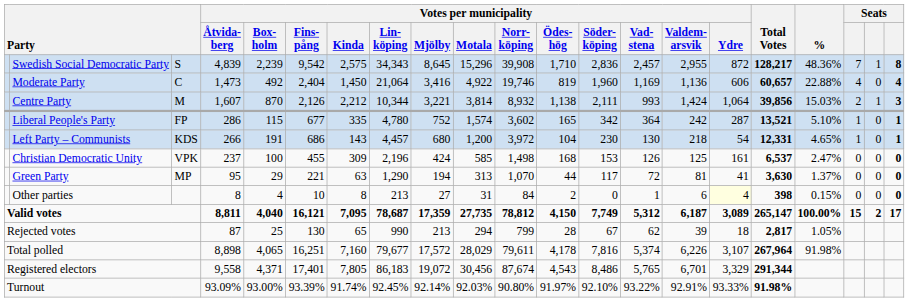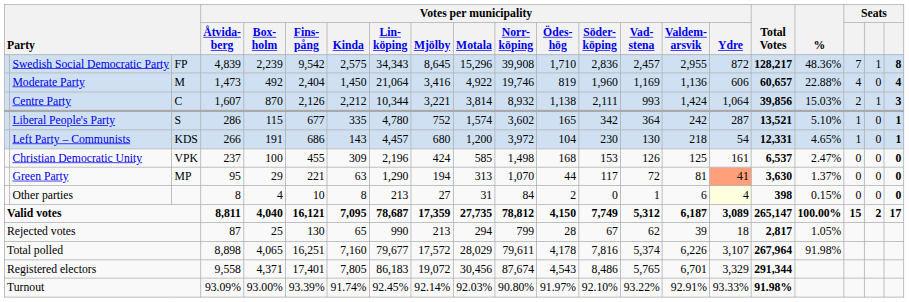(178, 63) S -> (181, 63) FP
(178, 82) C -> (180, 82) M
(180, 100) M -> (178, 100) C
(181, 120) FP -> (178, 120) S
(743, 176) no background -> (743, 176) lightsalmon background
